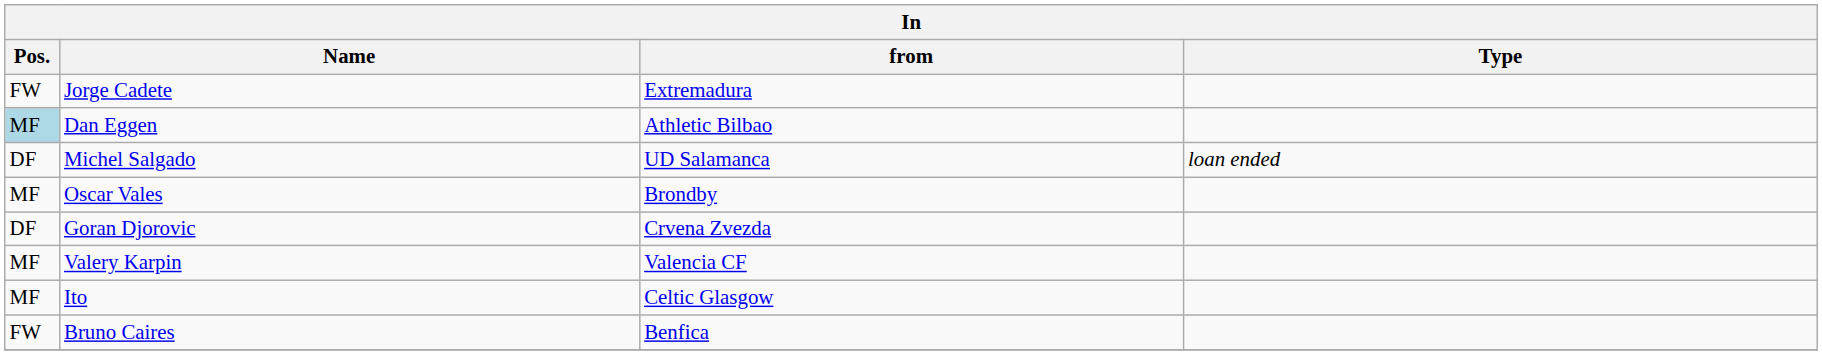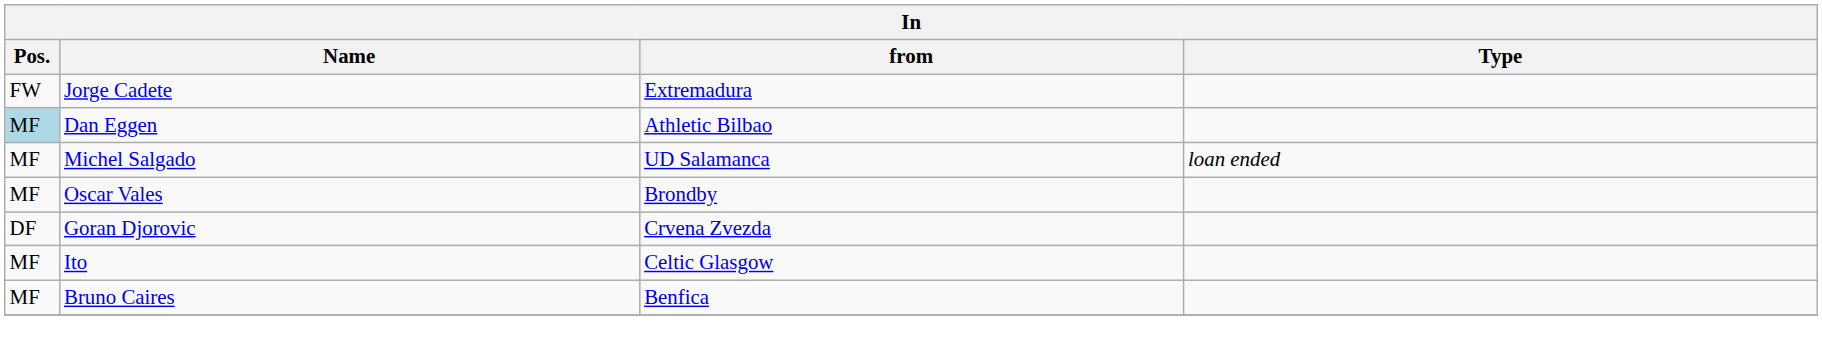(23, 159) DF -> (25, 159) MF
- row: (123, 263)
(25, 332) FW -> (25, 297) MF
